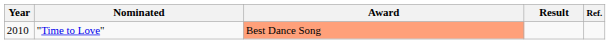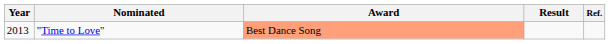(18, 30) 2010 -> (18, 30) 2013
